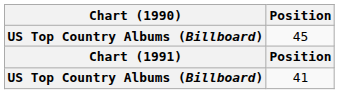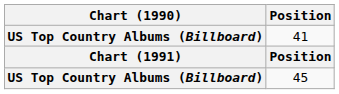rows swapped: (300, 78) <-> (300, 36)
